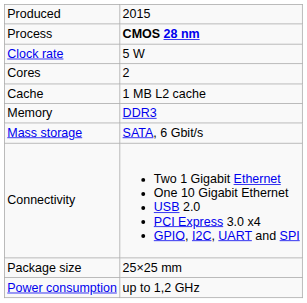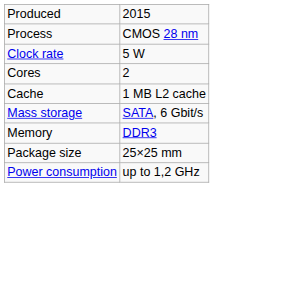(161, 34) bold -> (160, 34) normal
rows swapped: (30, 113) <-> (45, 133)
- row: (41, 200)
